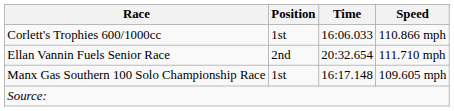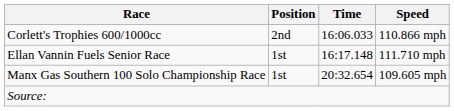(279, 34) 1st -> (281, 34) 2nd
(281, 55) 2nd -> (279, 55) 1st
(347, 55) 20:32.654 -> (347, 55) 16:17.148
(347, 75) 16:17.148 -> (347, 75) 20:32.654
